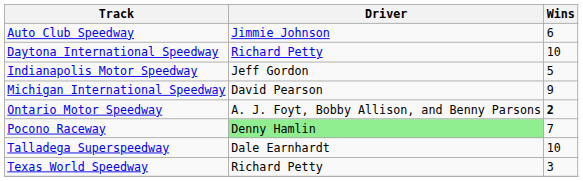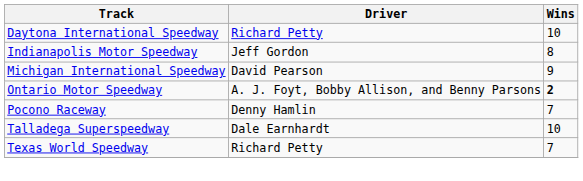- row: (71, 33)
(550, 71) 5 -> (550, 52) 8
(273, 128) lightgreen background -> (273, 109) no background
(550, 167) 3 -> (550, 147) 7
